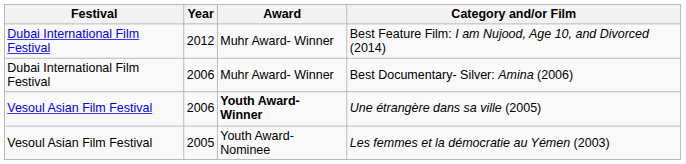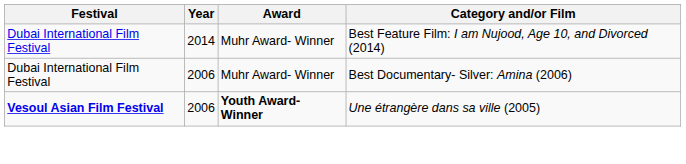(201, 41) 2012 -> (201, 41) 2014
(80, 108) normal -> (85, 108) bold
- row: (480, 142)
